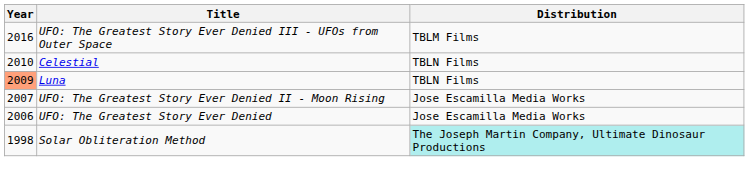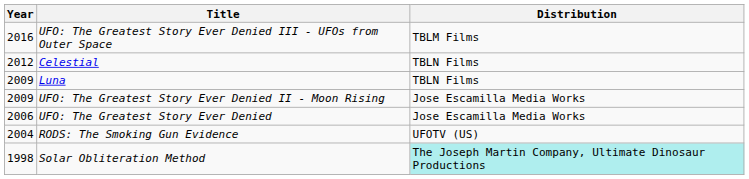(20, 62) 2010 -> (20, 62) 2012
(20, 80) lightsalmon background -> (20, 80) no background
(20, 98) 2007 -> (20, 98) 2009
+ row: (139, 134)
